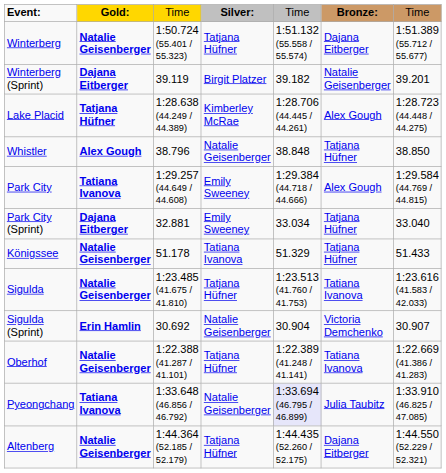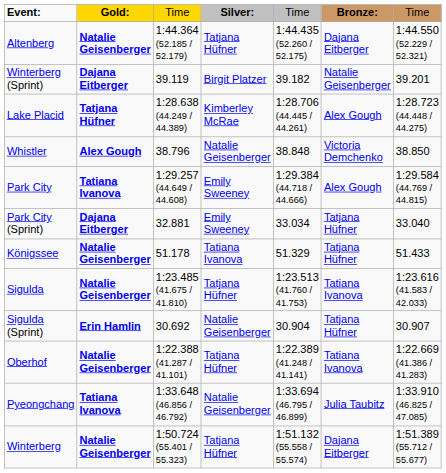rows swapped: (34, 43) <-> (31, 446)
(342, 151) Tatjana Hüfner -> (353, 151) Victoria Demchenko
(353, 326) Victoria Demchenko -> (342, 326) Tatjana Hüfner
(297, 404) lavender background -> (297, 404) no background
